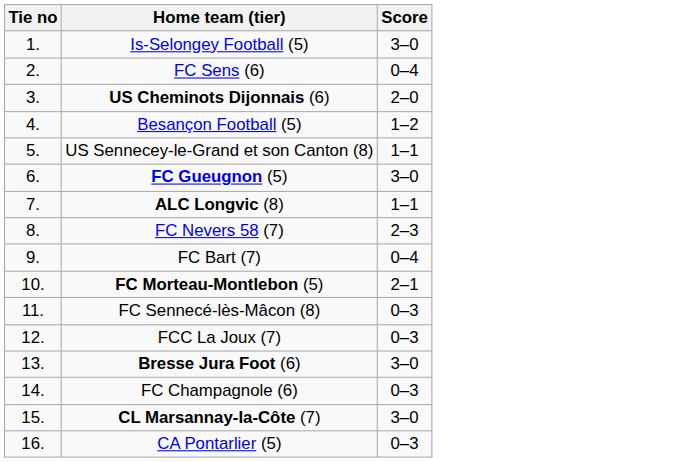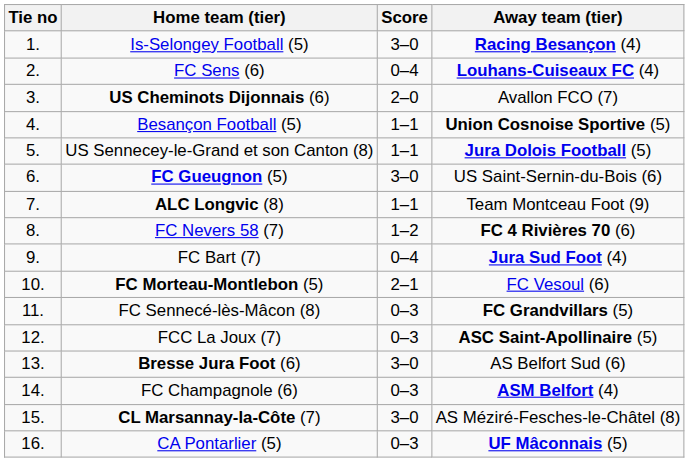+ column: (558, 17)
(405, 124) 1–2 -> (405, 124) 1–1
(405, 230) 2–3 -> (405, 230) 1–2
